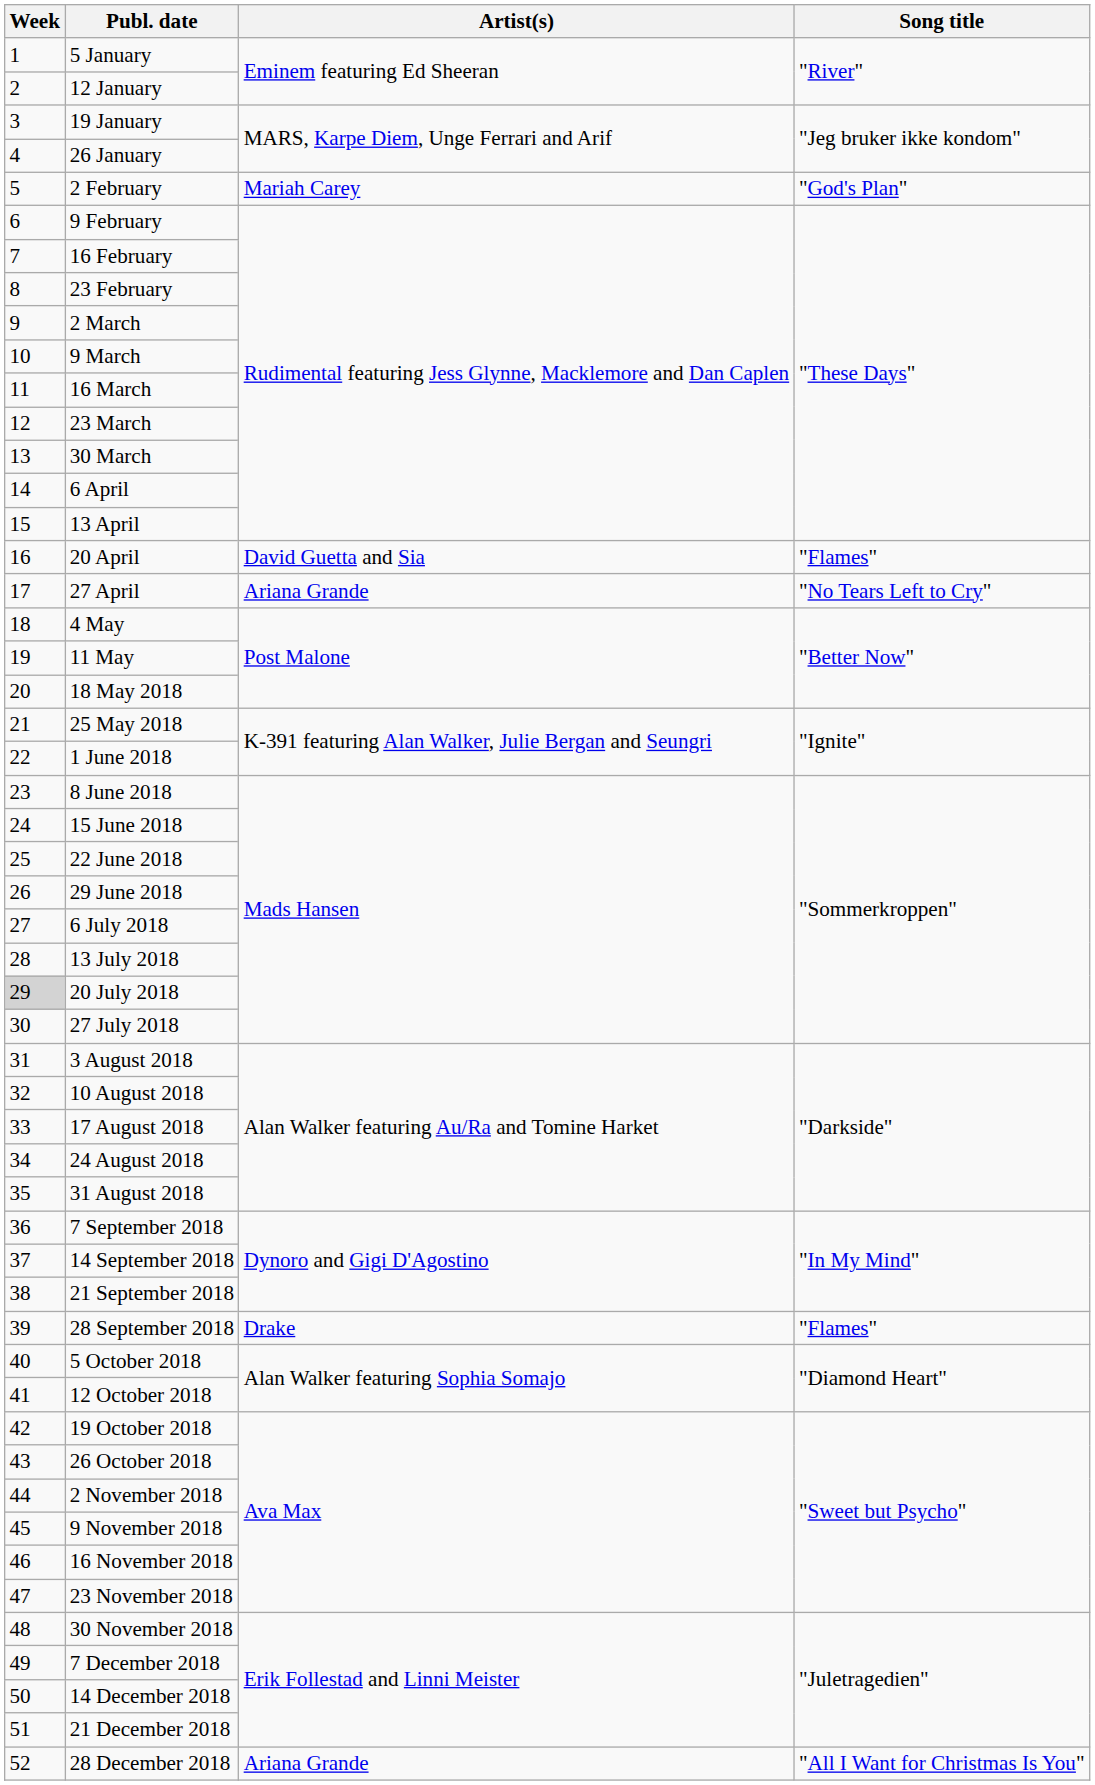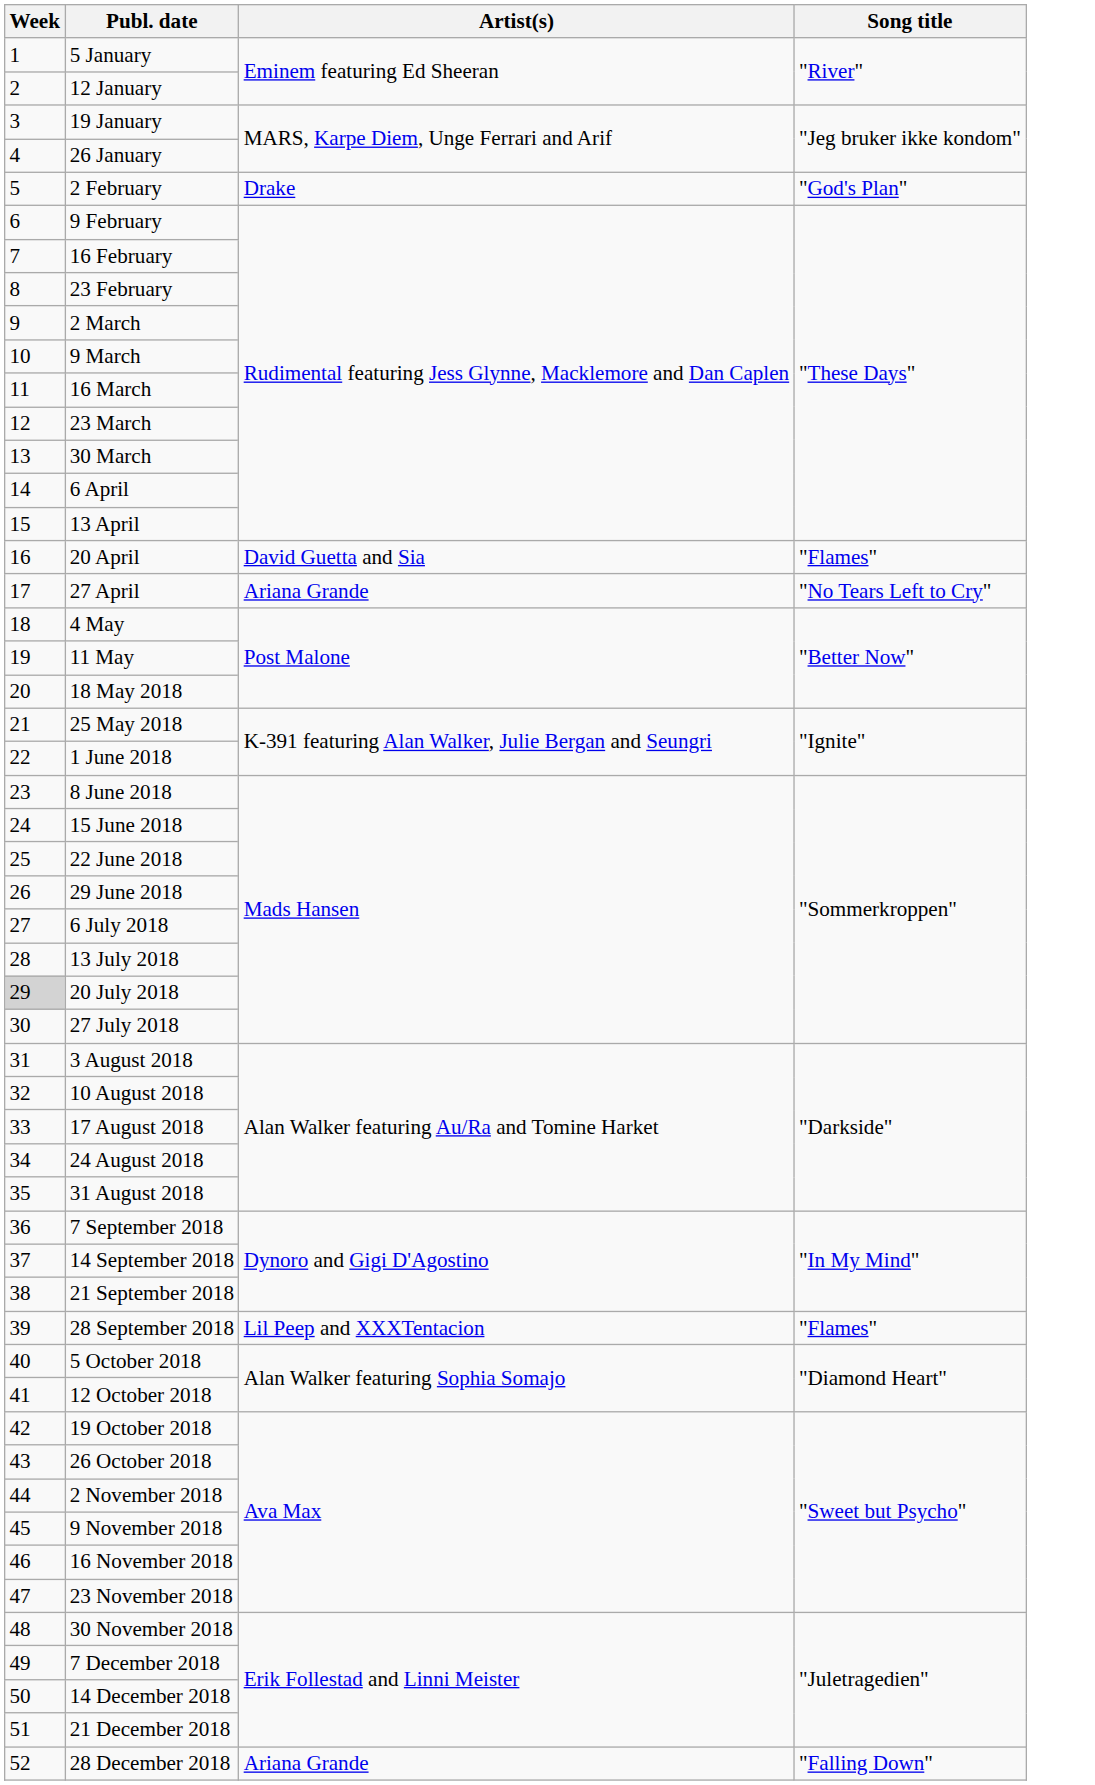(302, 188) Mariah Carey -> (269, 188) Drake
(269, 1327) Drake -> (364, 1327) Lil Peep and XXXTentacion
(942, 1762) "All I Want for Christmas Is You" -> (866, 1762) "Falling Down"
